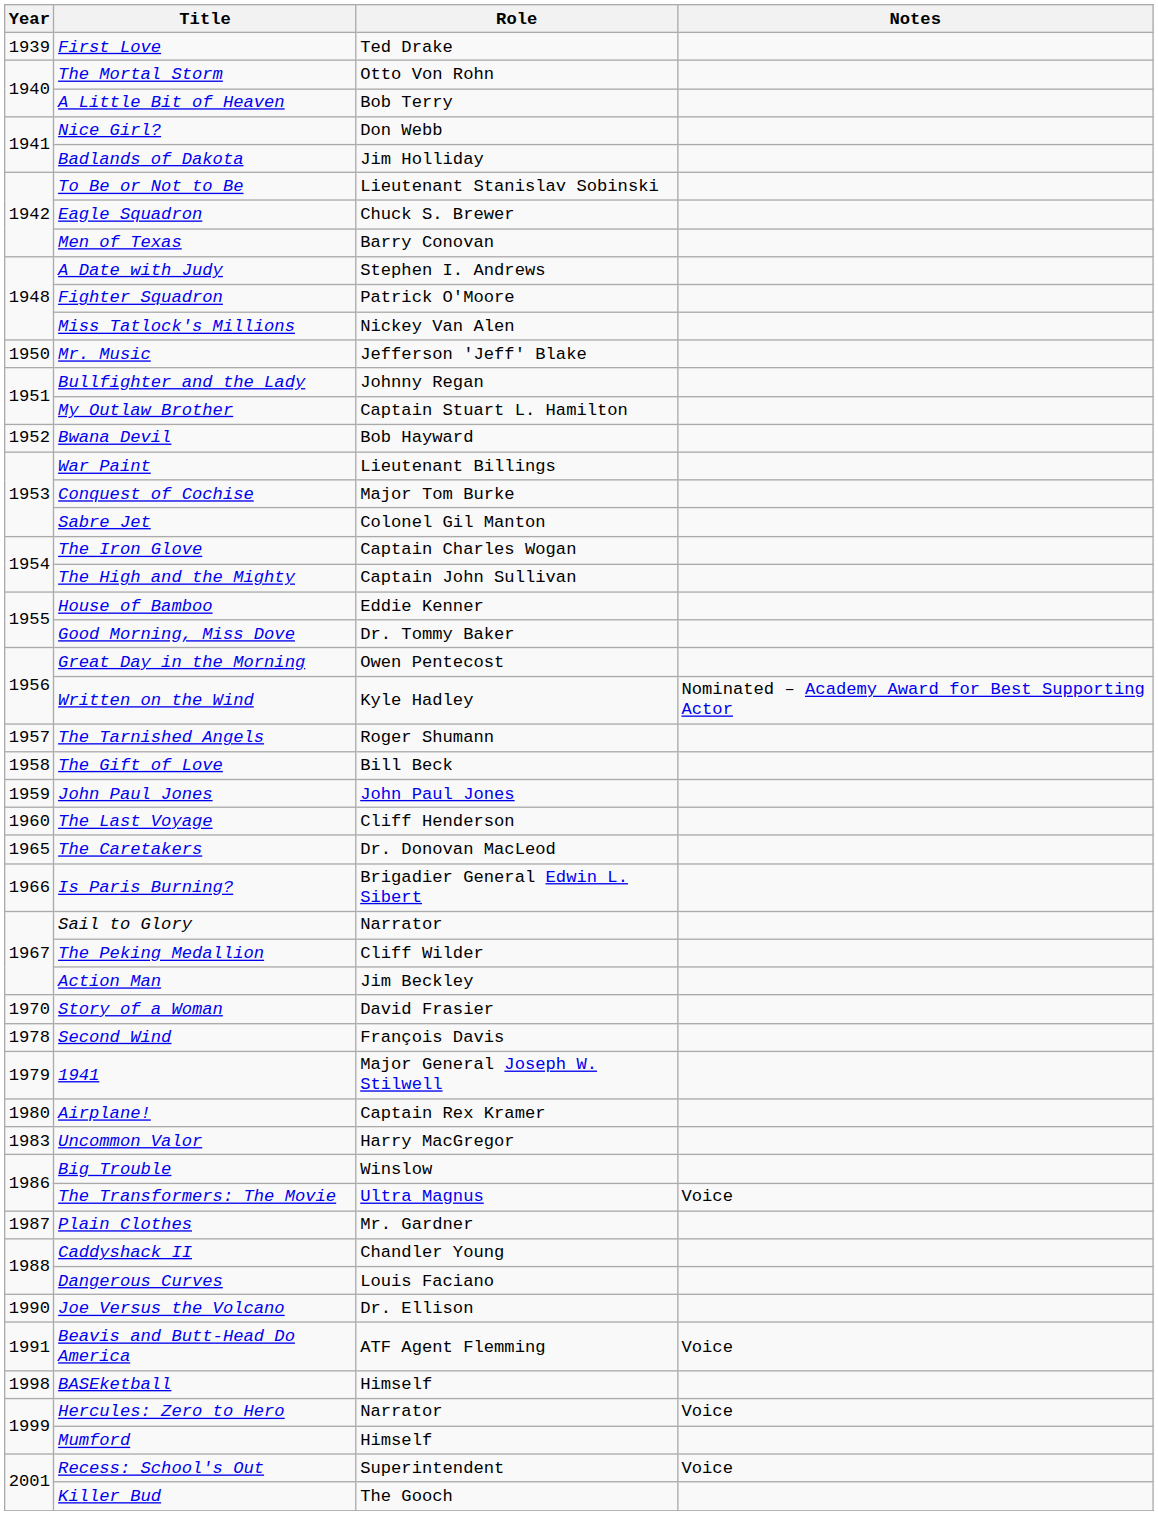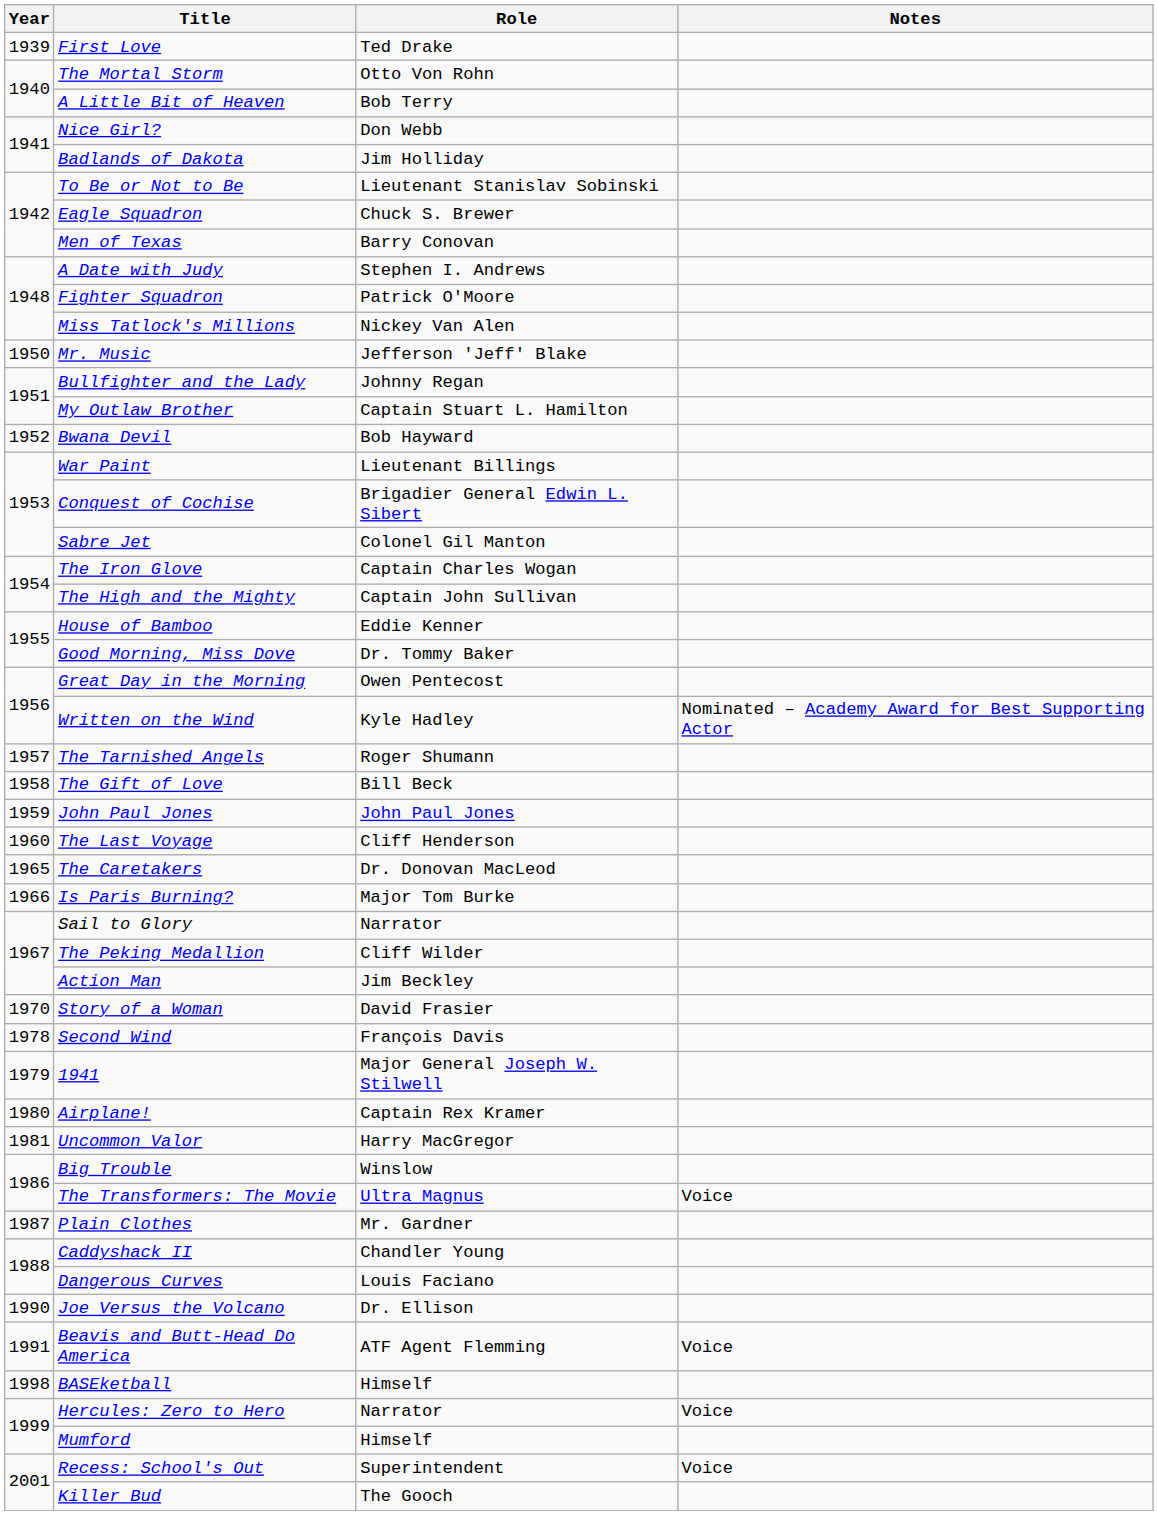(437, 494) Major Tom Burke -> (494, 504) Brigadier General Edwin L. Sibert
(494, 887) Brigadier General Edwin L. Sibert -> (437, 897) Major Tom Burke
(29, 1141) 1983 -> (29, 1141) 1981
